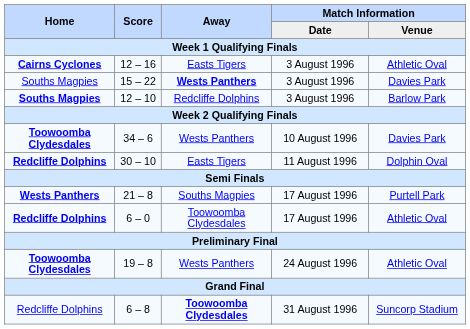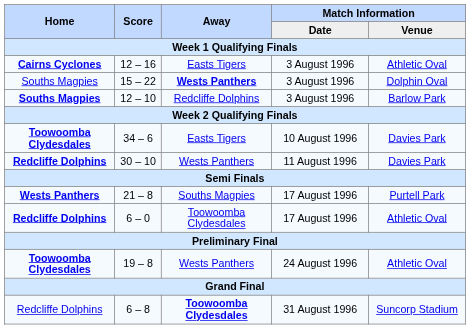(417, 81) Davies Park -> (417, 81) Dolphin Oval
(217, 138) Wests Panthers -> (217, 138) Easts Tigers
(217, 161) Easts Tigers -> (217, 161) Wests Panthers
(417, 161) Dolphin Oval -> (417, 161) Davies Park
